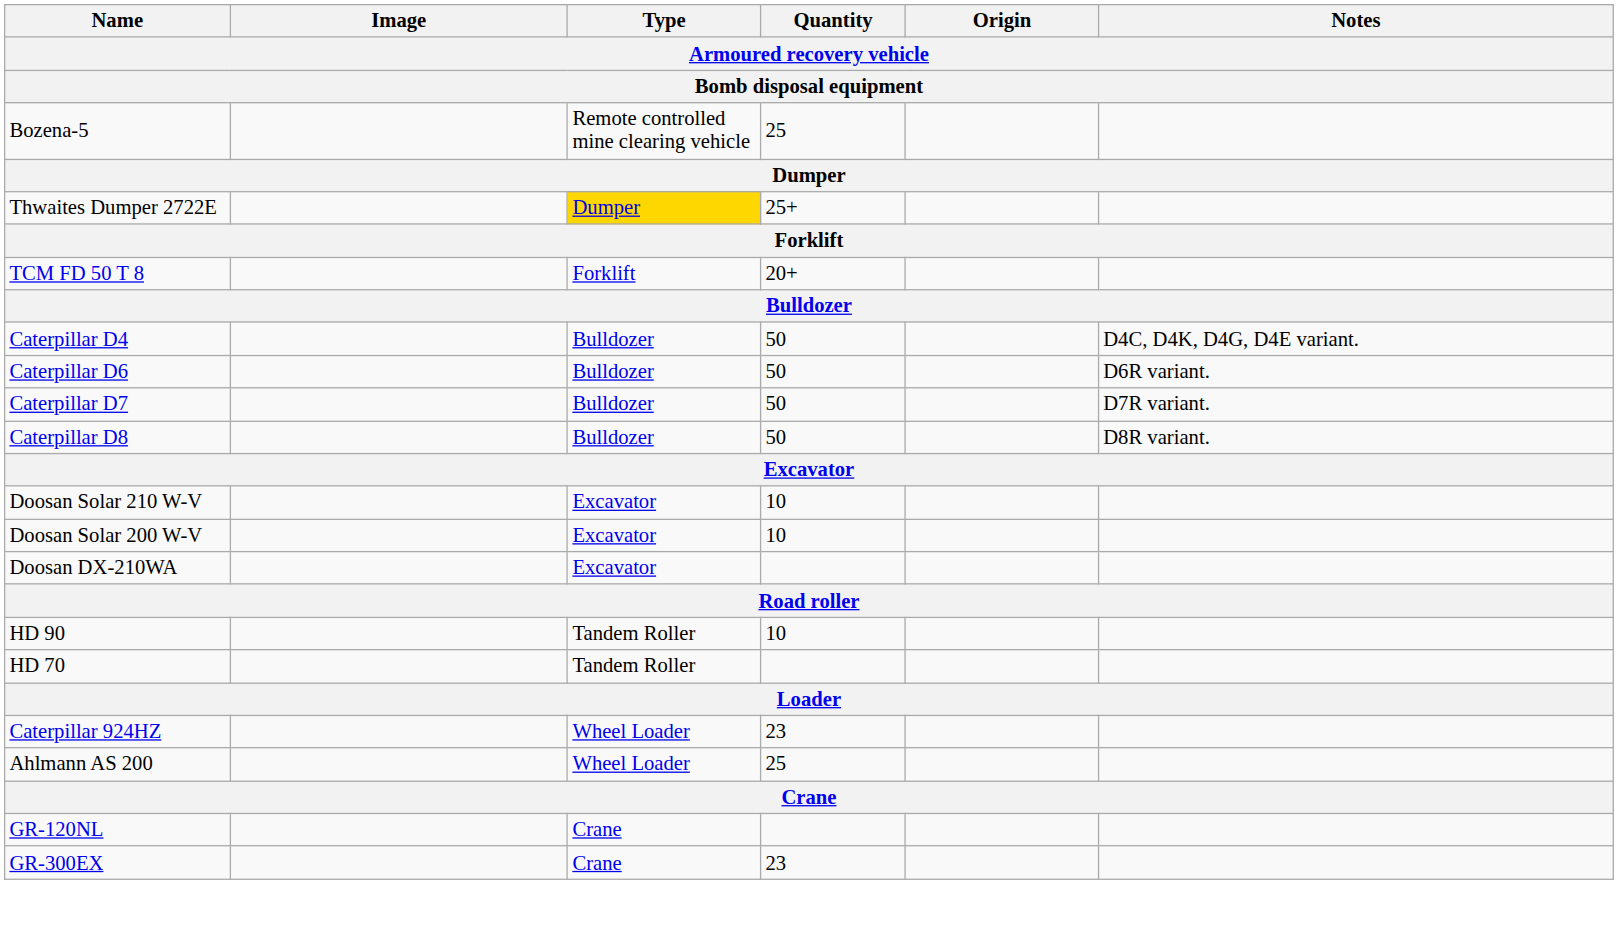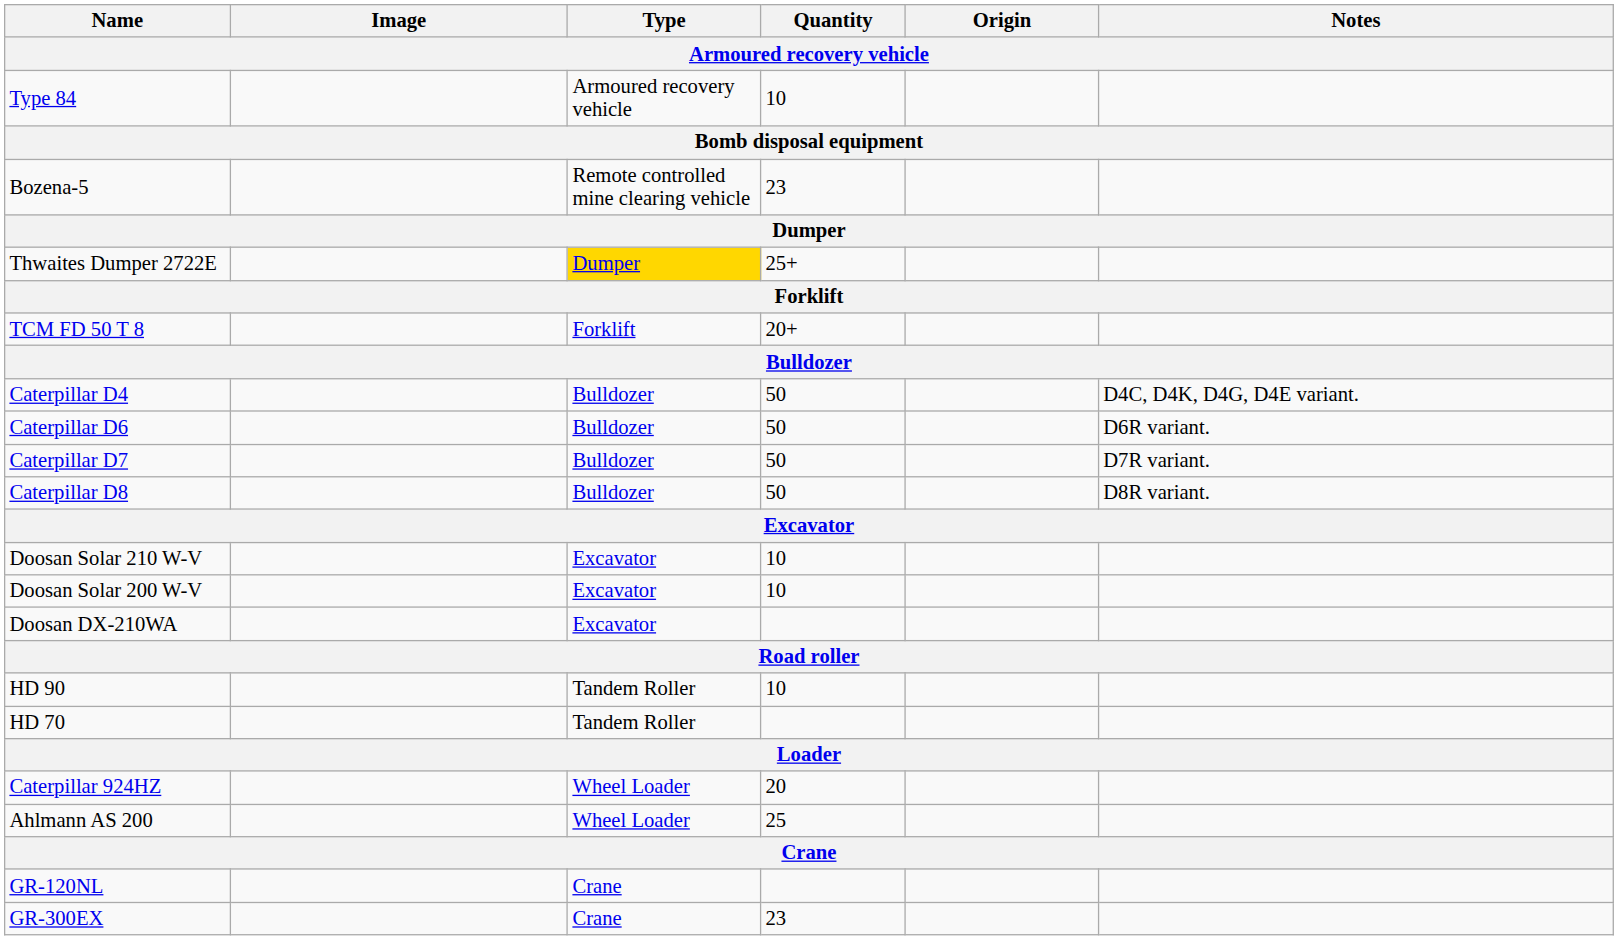+ row: (43, 97)
(776, 130) 25 -> (776, 186) 23
(776, 731) 23 -> (776, 787) 20
